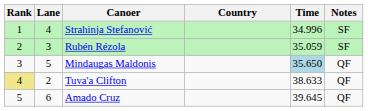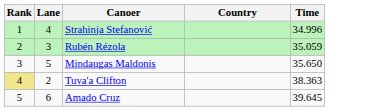- column: (344, 13)
(307, 64) lightblue background -> (307, 64) no background
(307, 81) 38.633 -> (307, 81) 38.363
